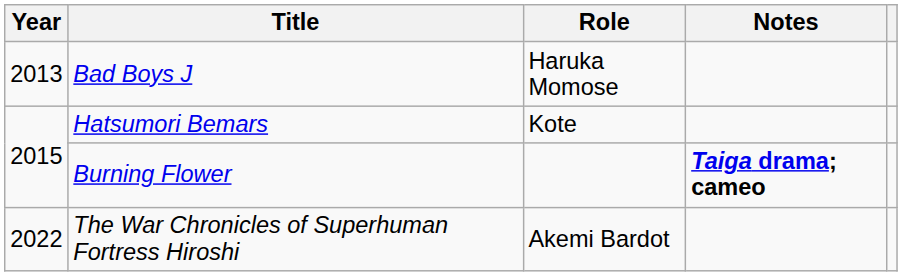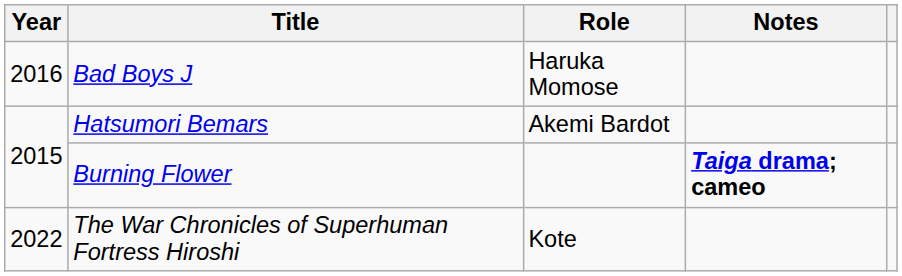(36, 73) 2013 -> (36, 73) 2016
(553, 124) Kote -> (599, 124) Akemi Bardot
(599, 238) Akemi Bardot -> (553, 238) Kote
